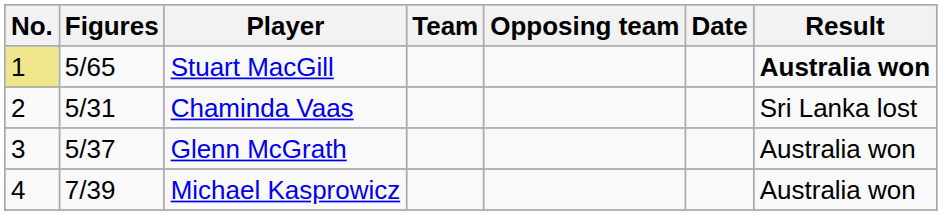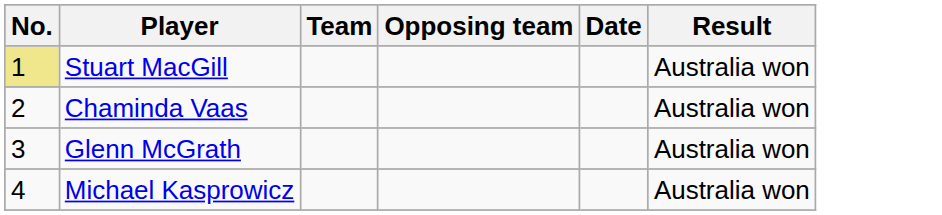- column: (112, 26)
(845, 67) bold -> (732, 67) normal
(838, 108) Sri Lanka lost -> (732, 108) Australia won
